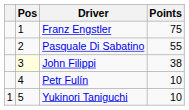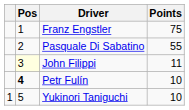(176, 63) 38 -> (176, 63) 11
(21, 80) normal -> (21, 80) bold
